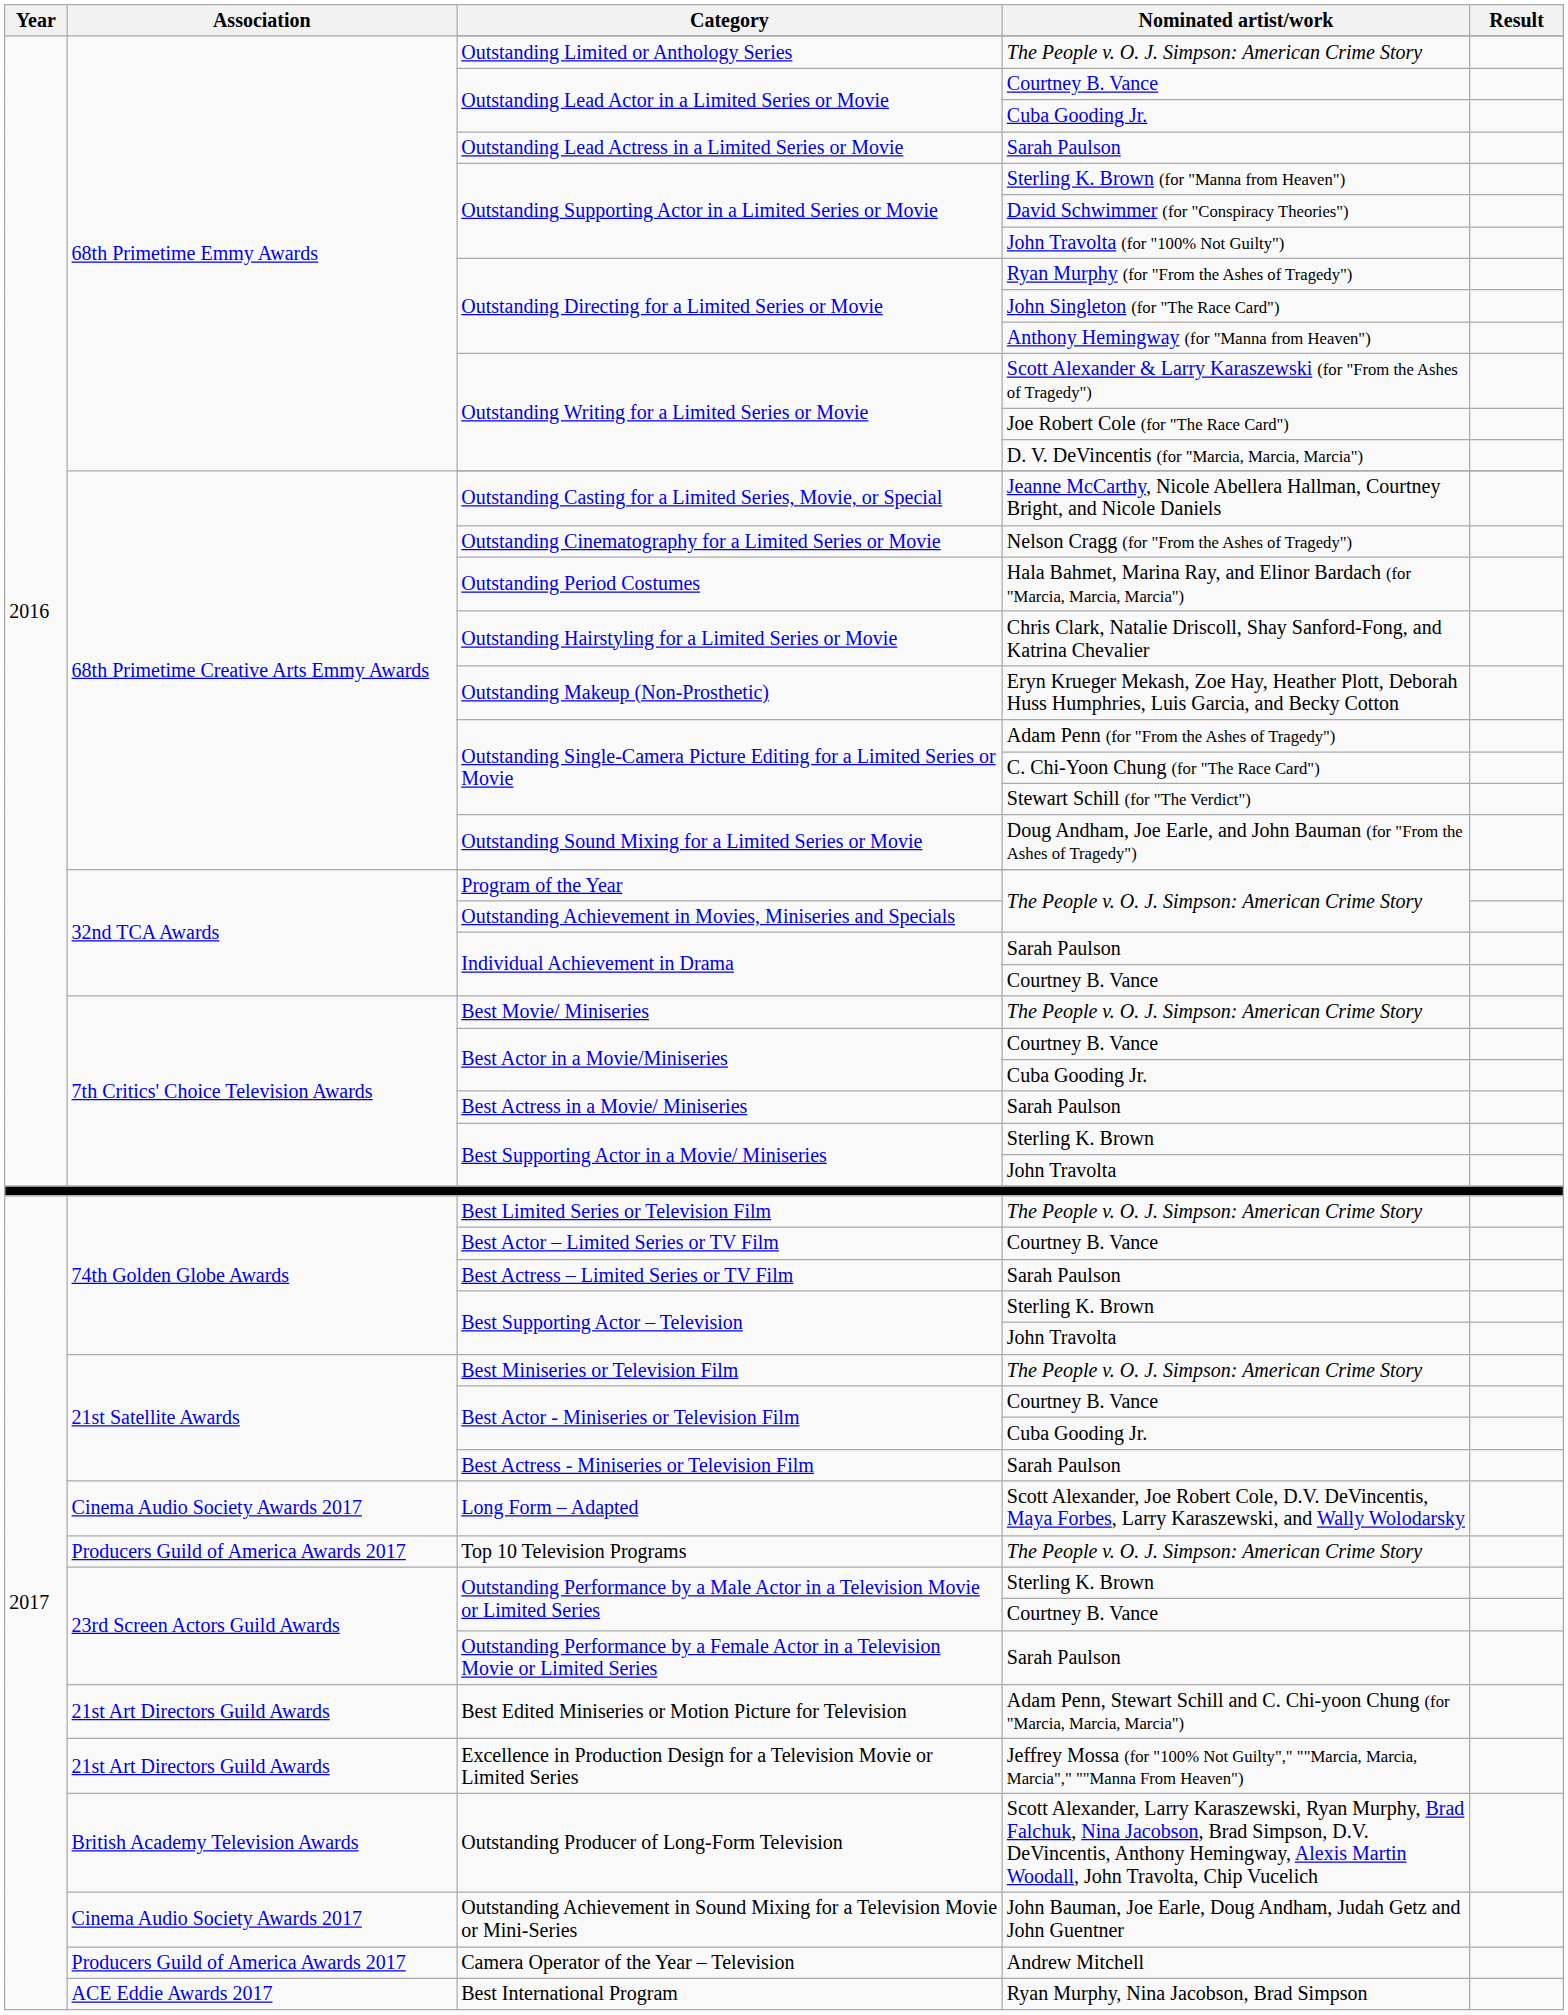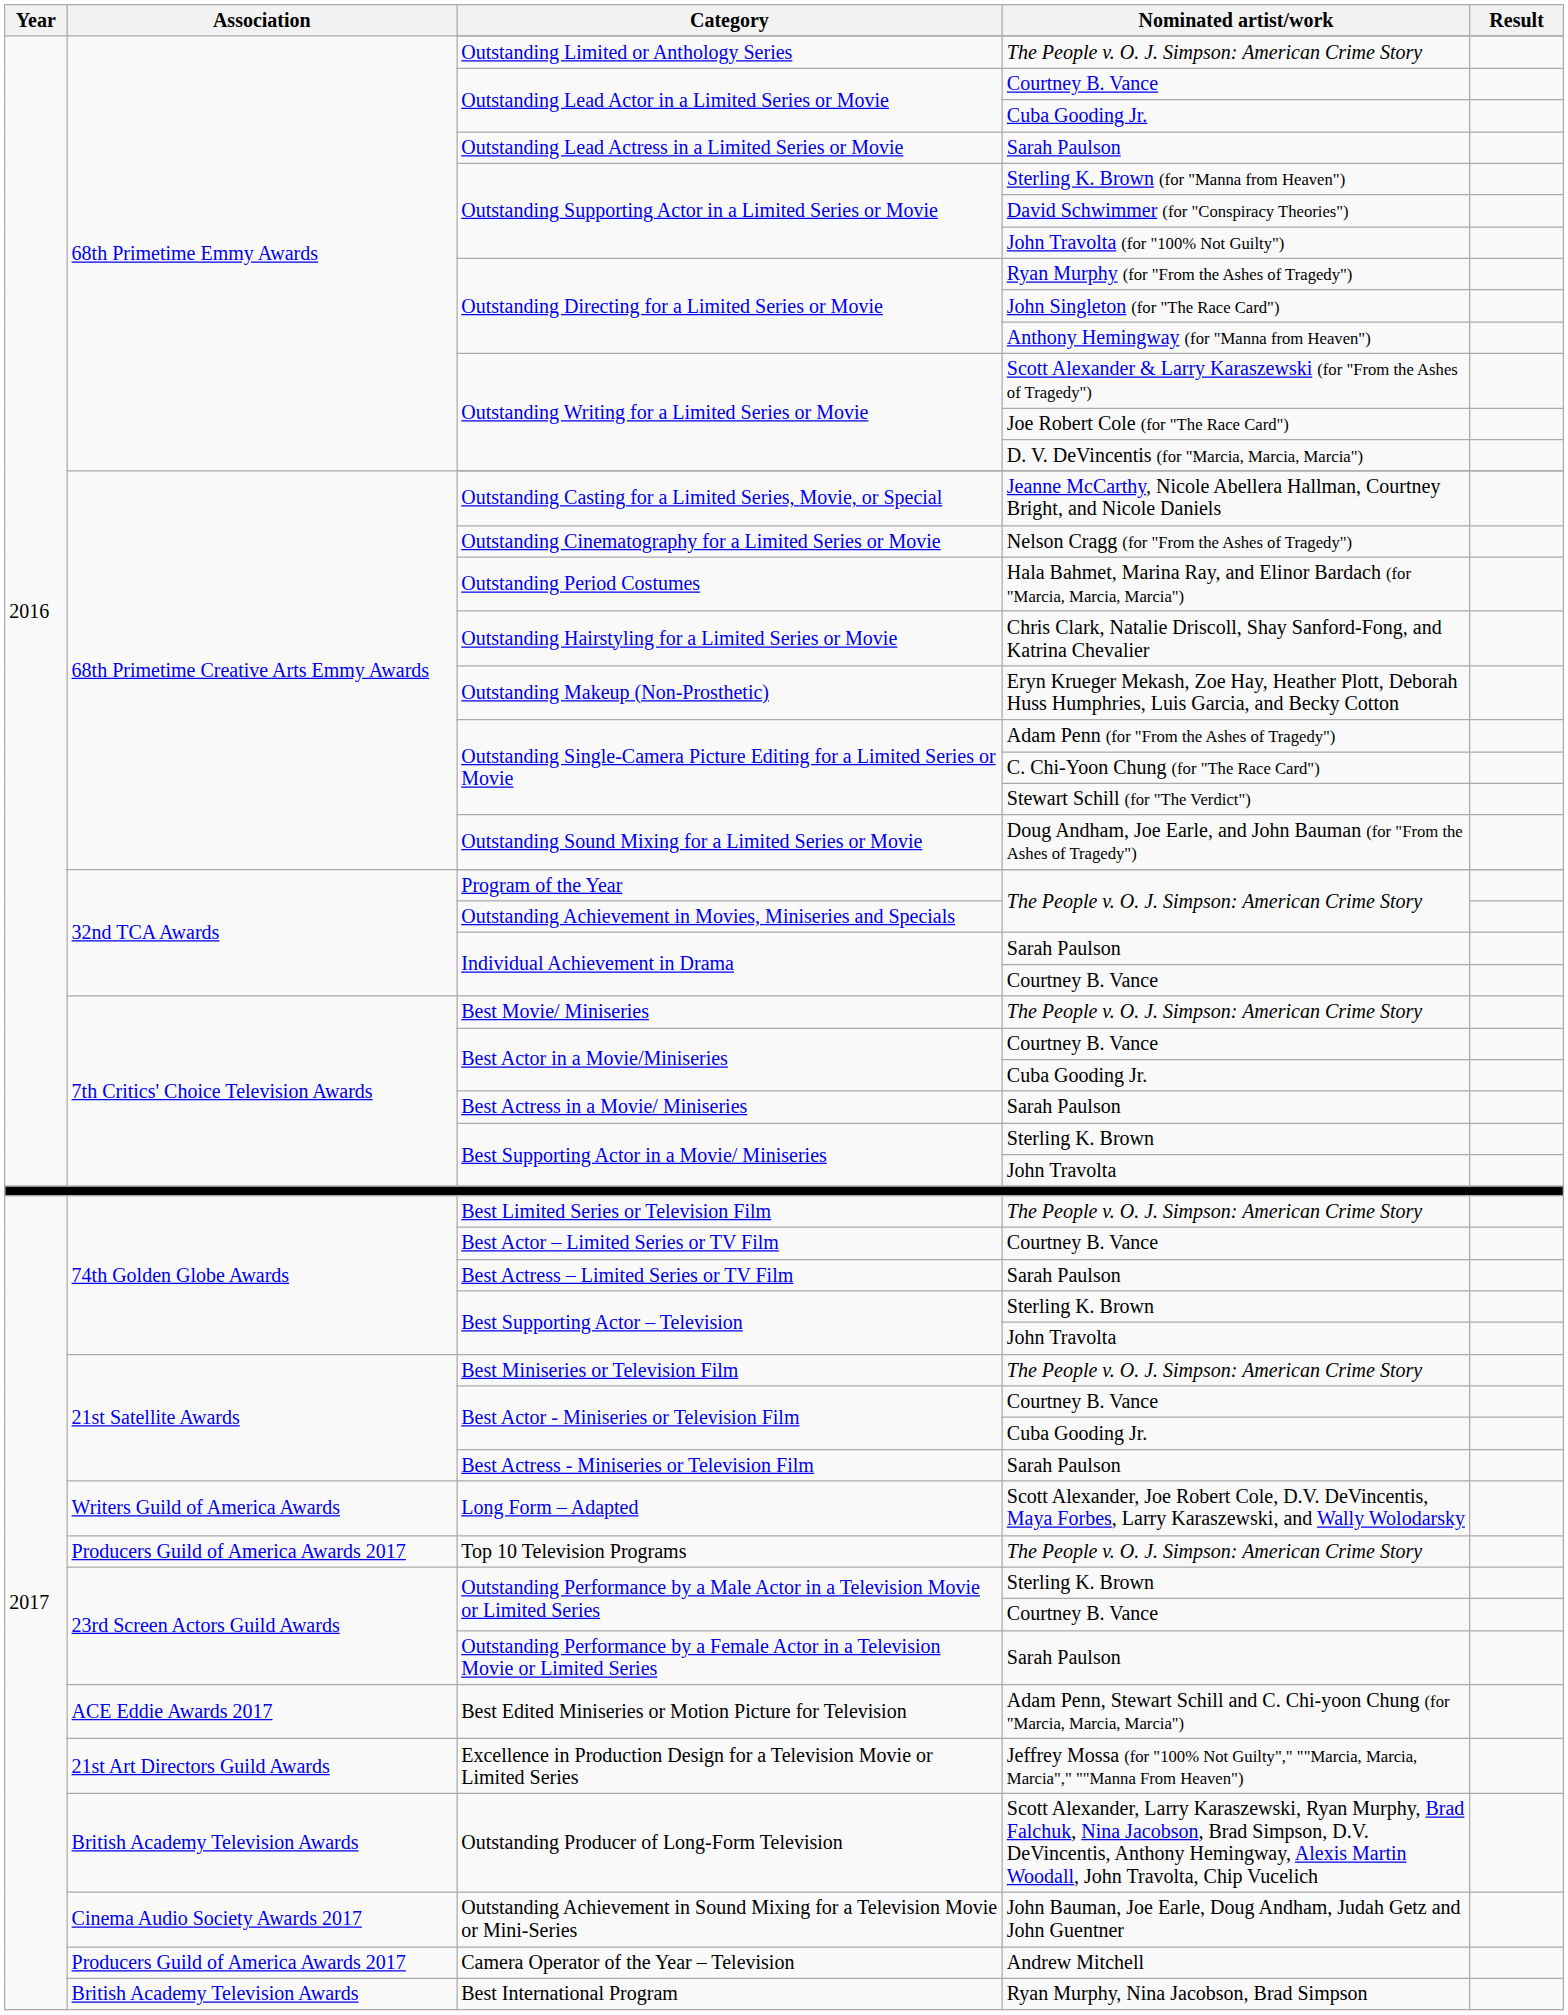(217, 1508) Cinema Audio Society Awards 2017 -> (206, 1508) Writers Guild of America Awards
(201, 1711) 21st Art Directors Guild Awards -> (172, 1711) ACE Eddie Awards 2017
(172, 1993) ACE Eddie Awards 2017 -> (215, 1993) British Academy Television Awards
